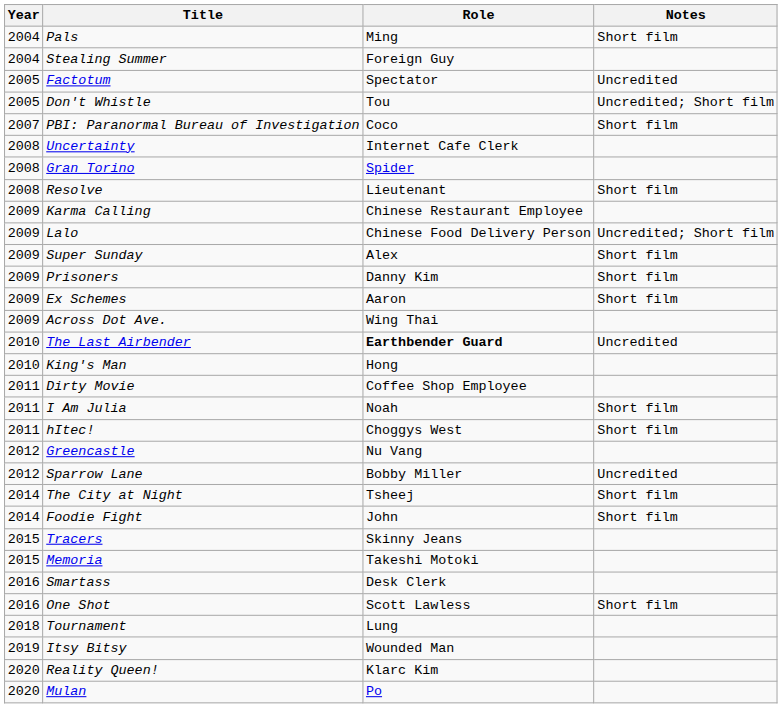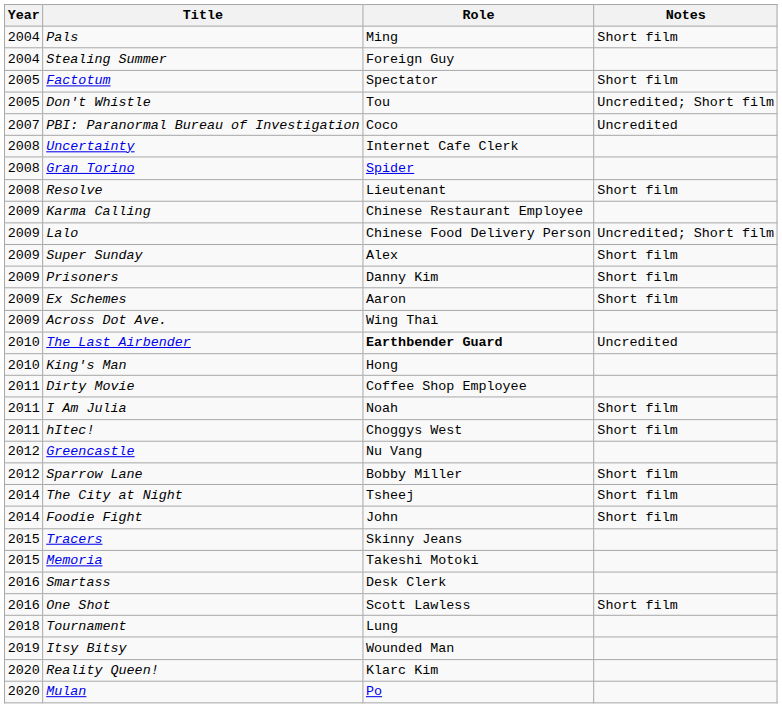(638, 81) Uncredited -> (638, 81) Short film
(638, 125) Short film -> (638, 125) Uncredited
(638, 474) Uncredited -> (638, 474) Short film
